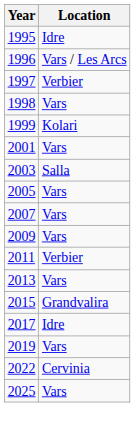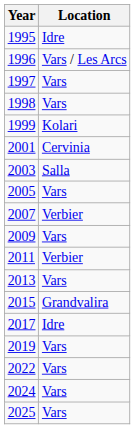(62, 81) Verbier -> (54, 81) Vars
(54, 147) Vars -> (66, 147) Cervinia
(54, 214) Vars -> (62, 214) Verbier
(66, 368) Cervinia -> (54, 368) Vars
+ row: (22, 390)
